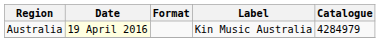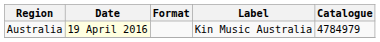(339, 30) 4284979 -> (339, 30) 4784979
